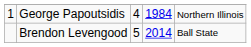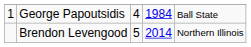(210, 14) Northern Illinois -> (197, 14) Ball State
(197, 33) Ball State -> (210, 33) Northern Illinois
